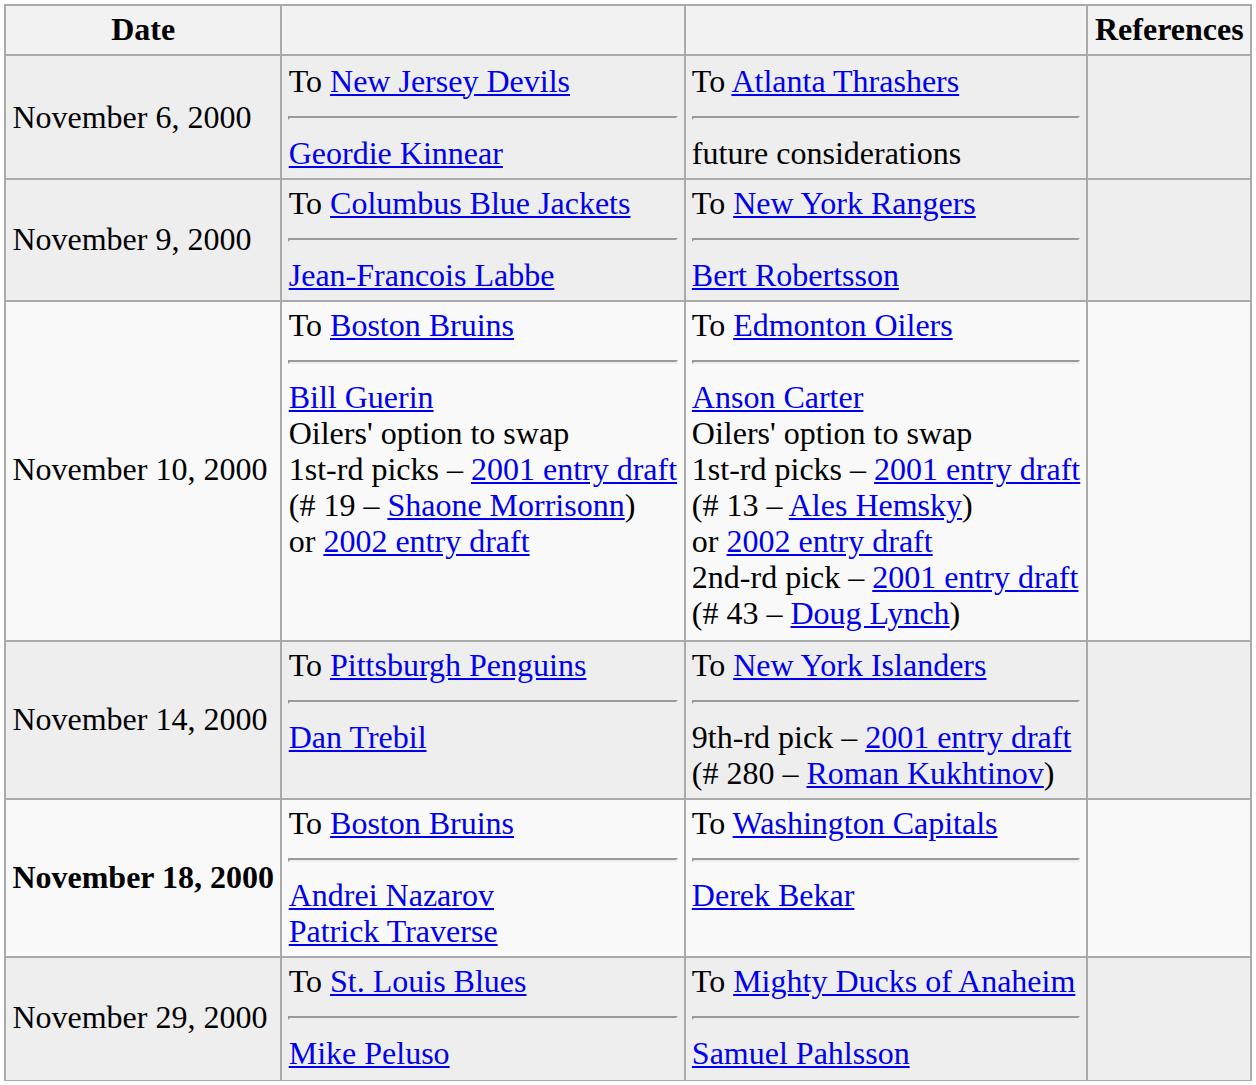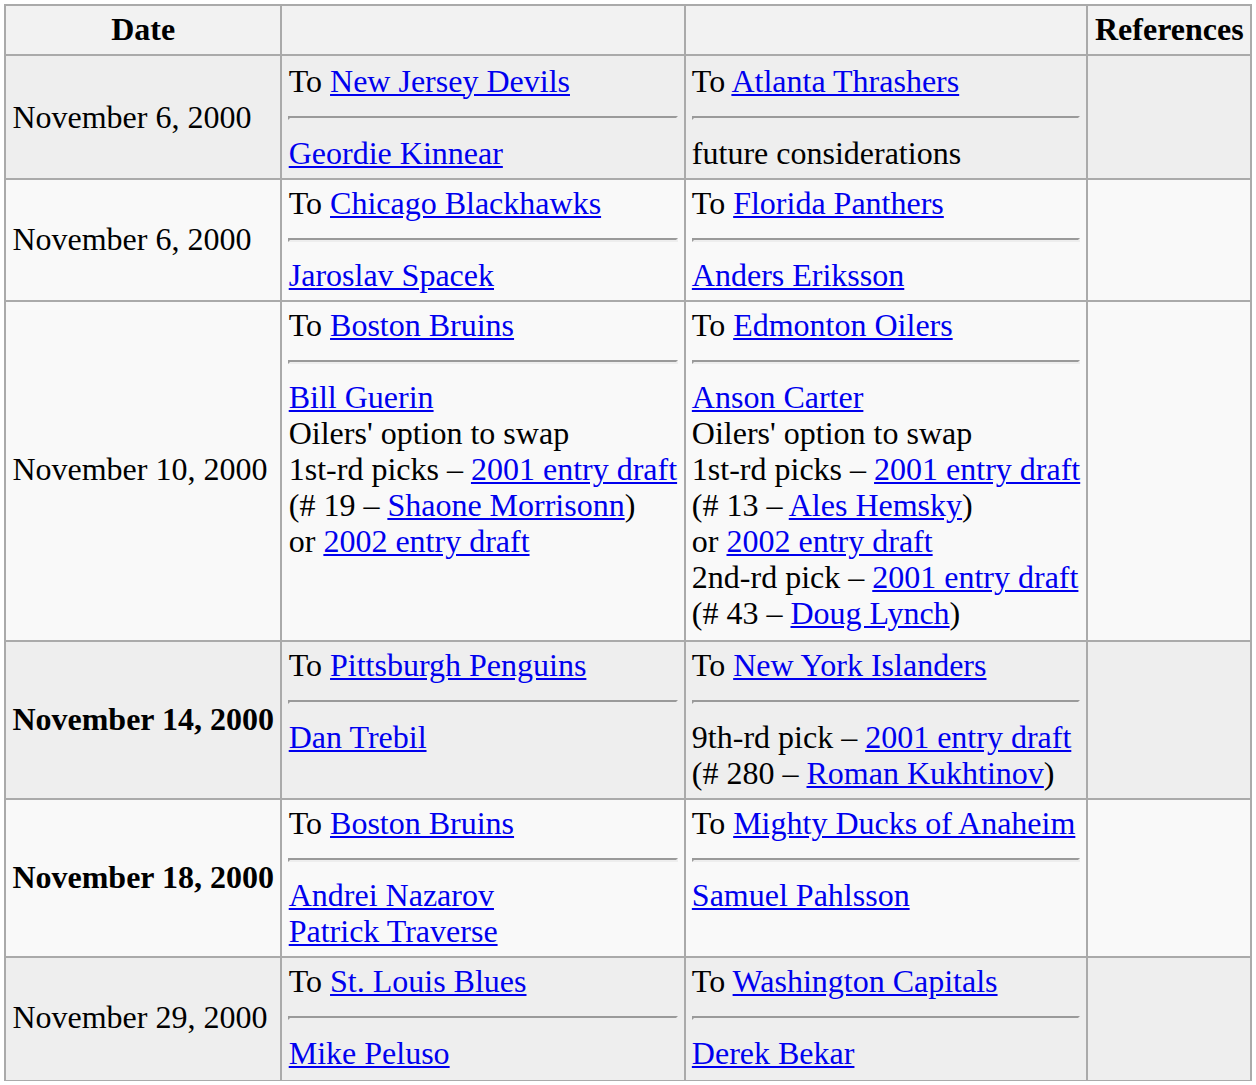+ row: (483, 239)
- row: (483, 239)
(140, 718) normal -> (143, 718) bold
(886, 859) To Washington Capitals Derek Bekar -> (886, 859) To Mighty Ducks of Anaheim Samuel Pahlsson
(886, 1018) To Mighty Ducks of Anaheim Samuel Pahlsson -> (886, 1018) To Washington Capitals Derek Bekar
